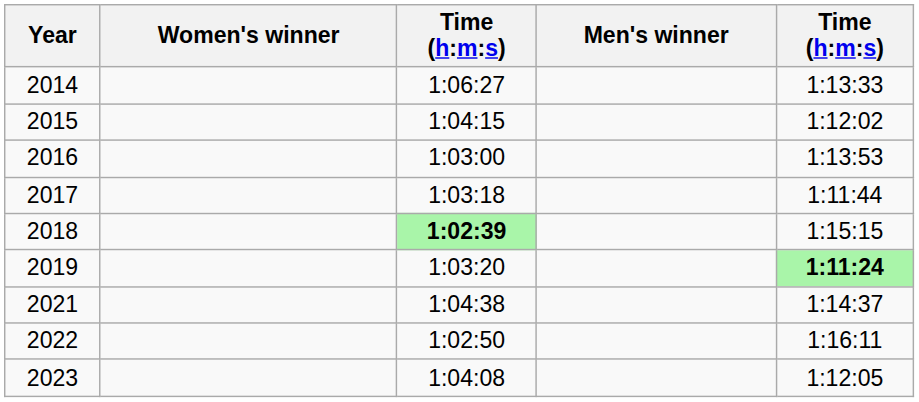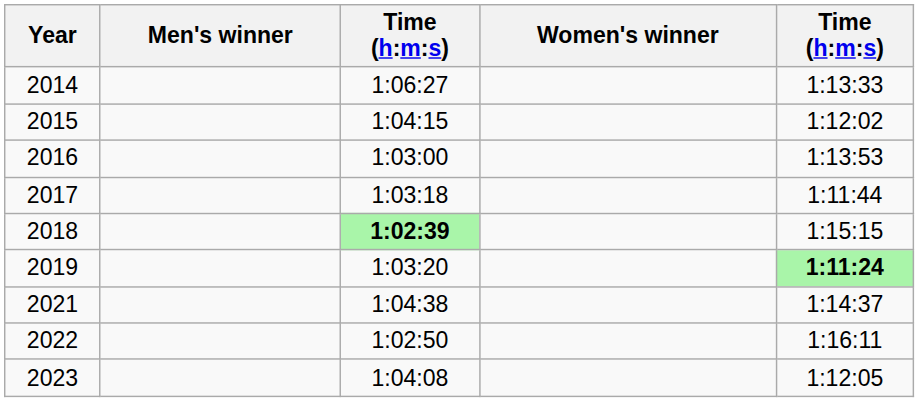columns swapped: (656, 35) <-> (249, 35)
